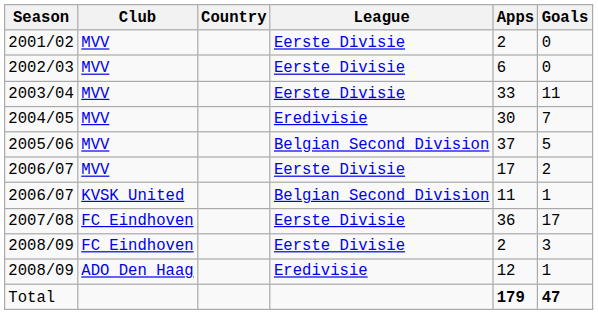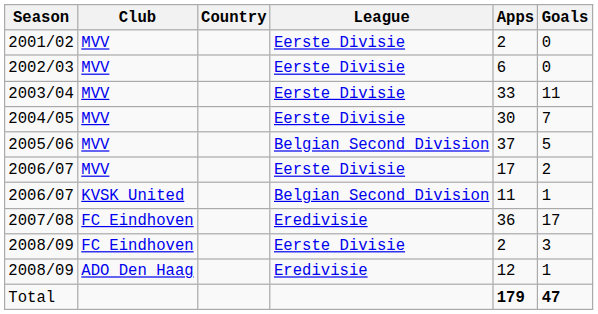(321, 119) Eredivisie -> (340, 119) Eerste Divisie
(340, 221) Eerste Divisie -> (321, 221) Eredivisie
